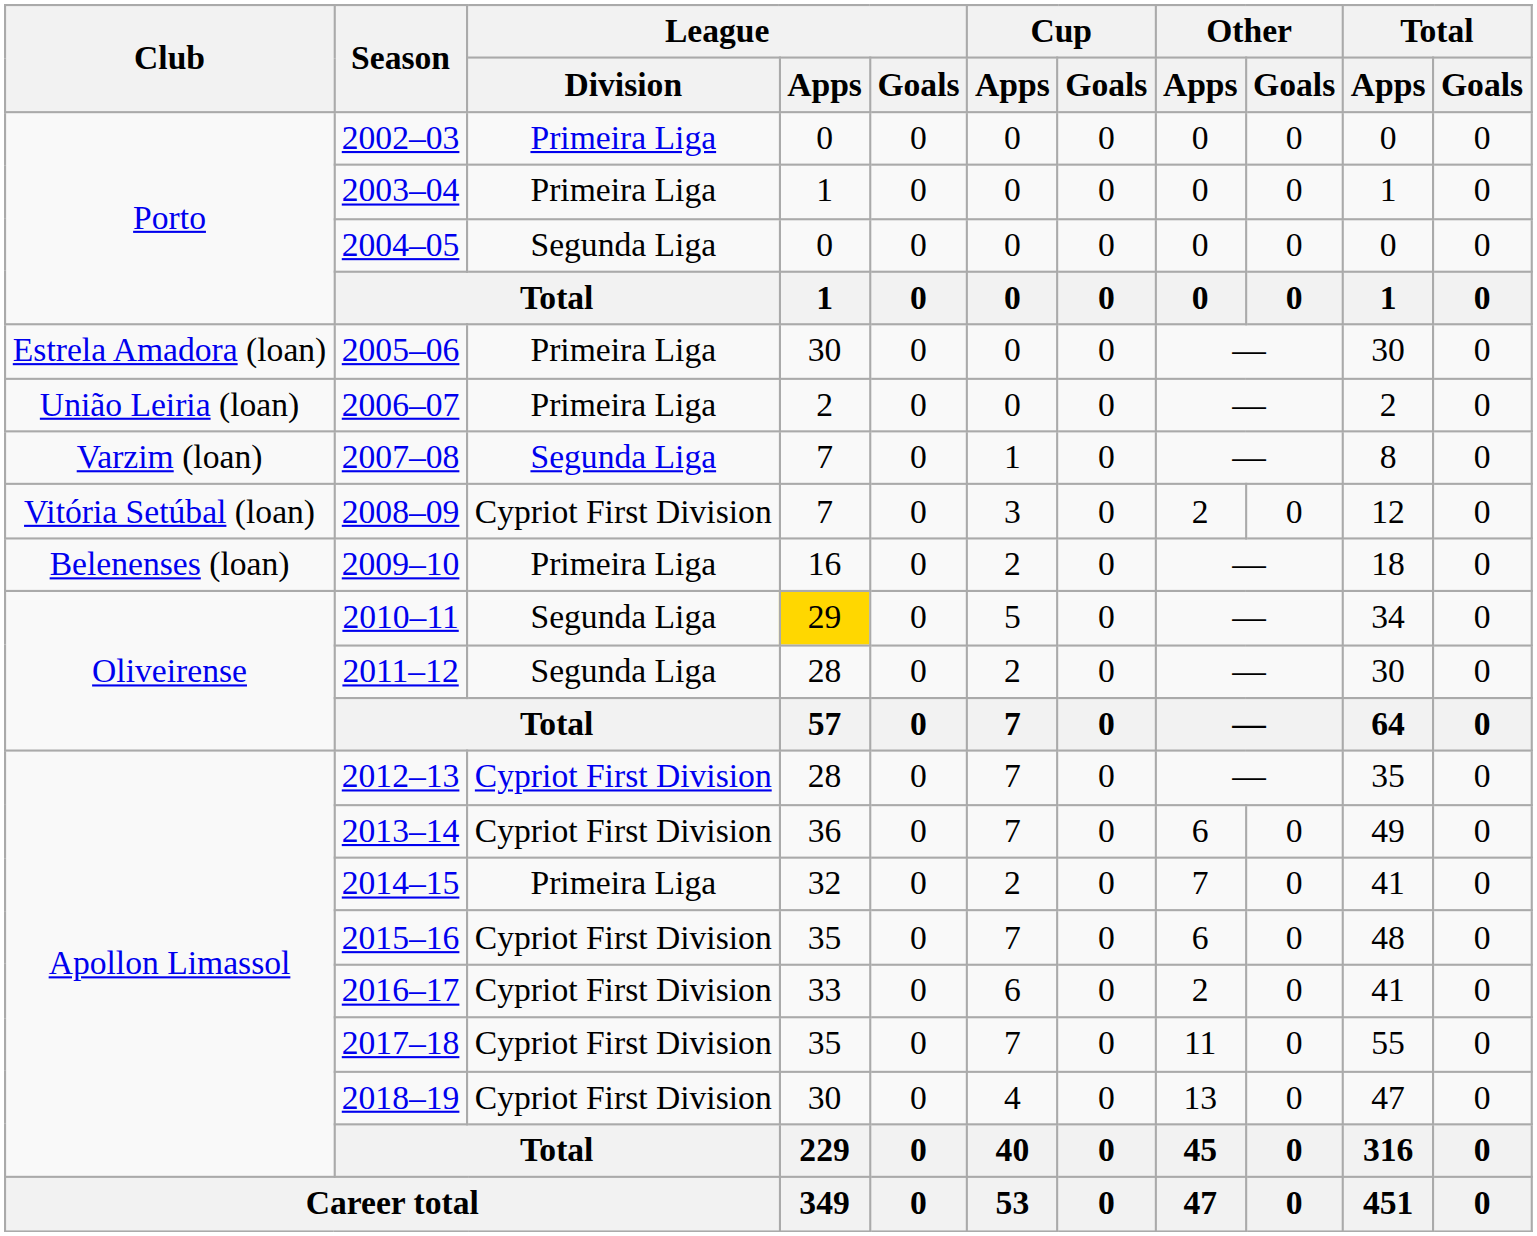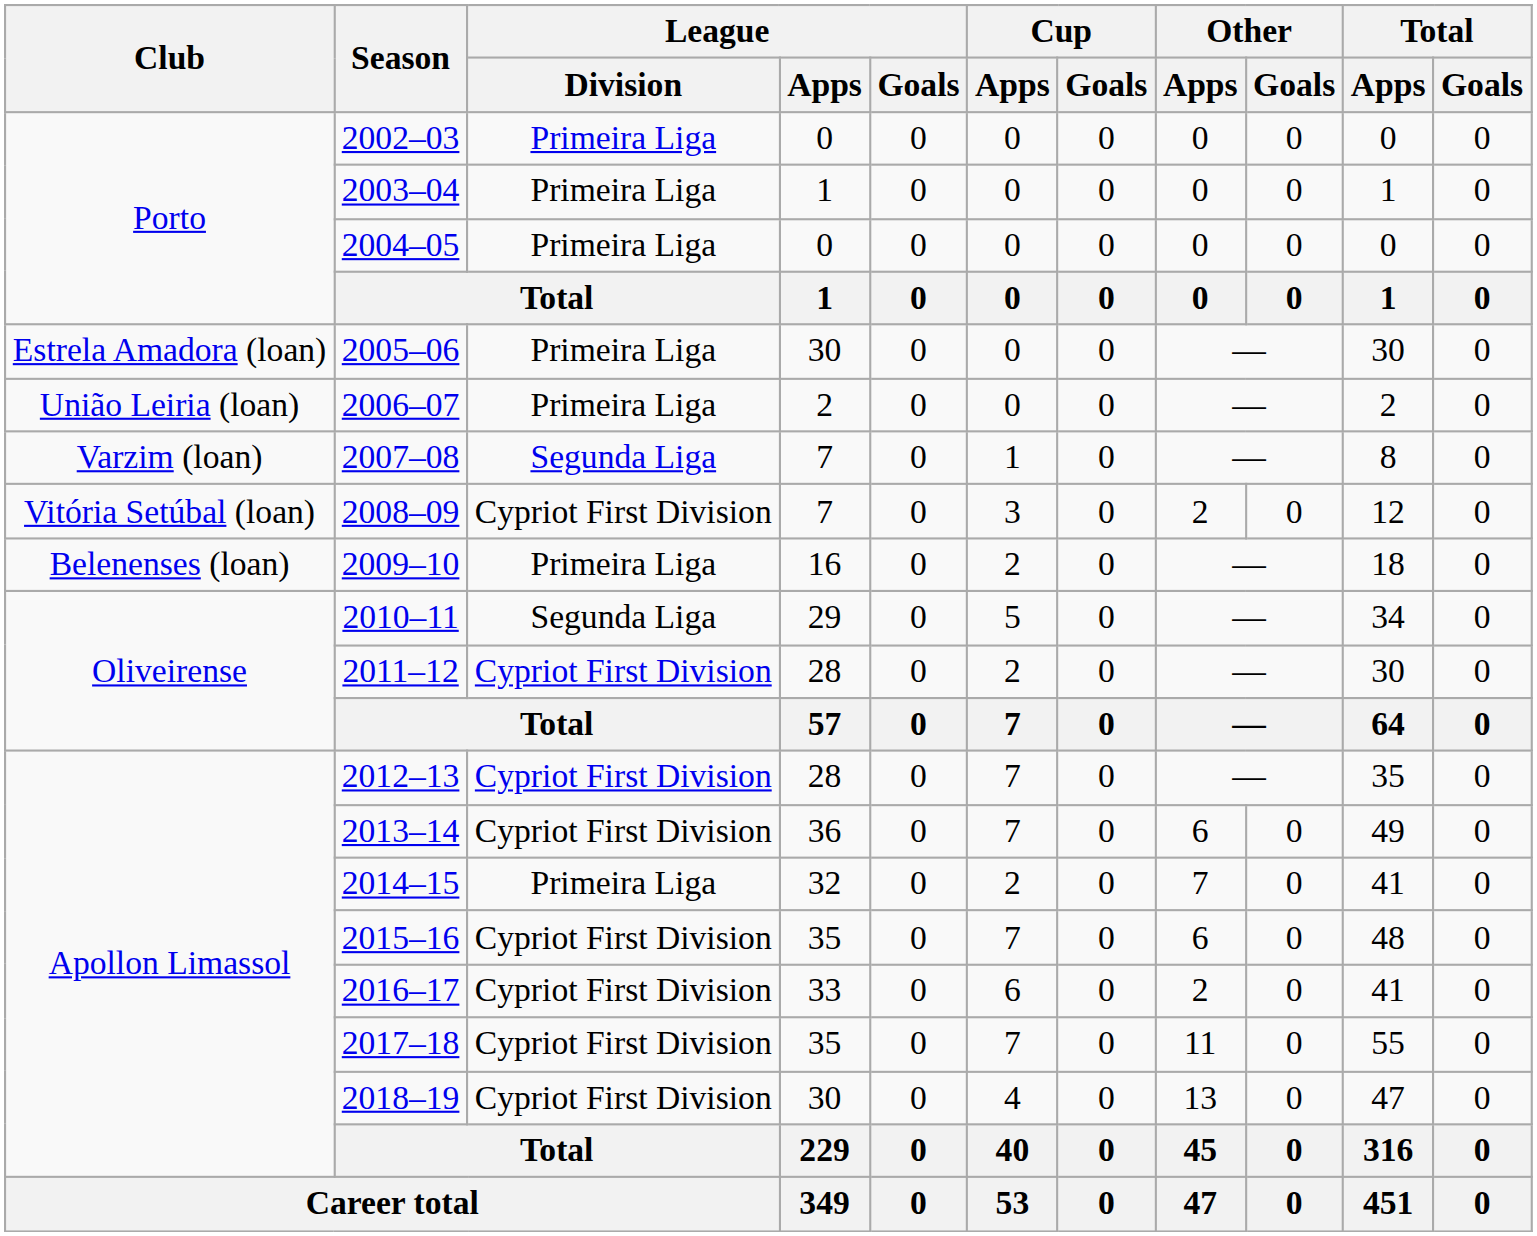(623, 244) Segunda Liga -> (623, 244) Primeira Liga
(825, 617) gold background -> (825, 617) no background
(623, 670) Segunda Liga -> (623, 670) Cypriot First Division
